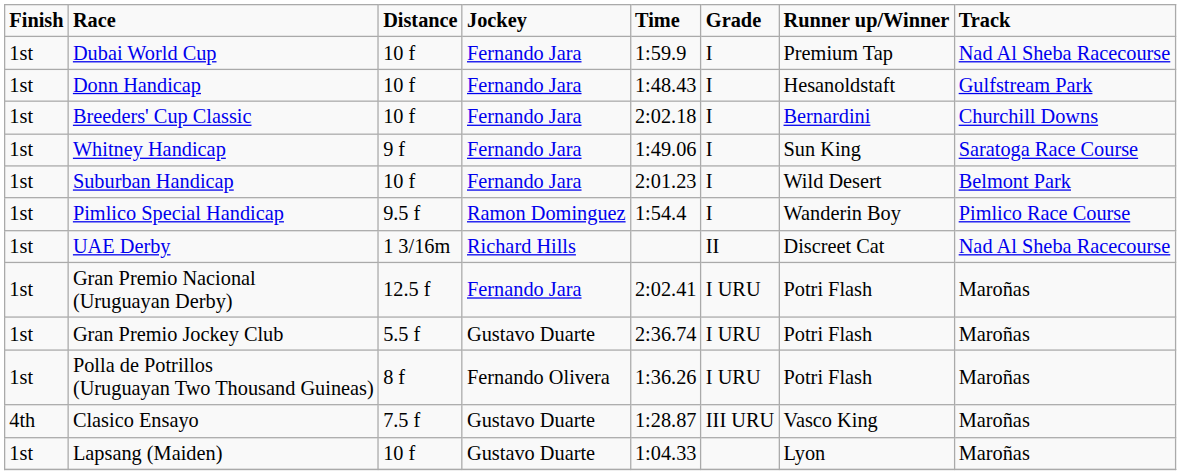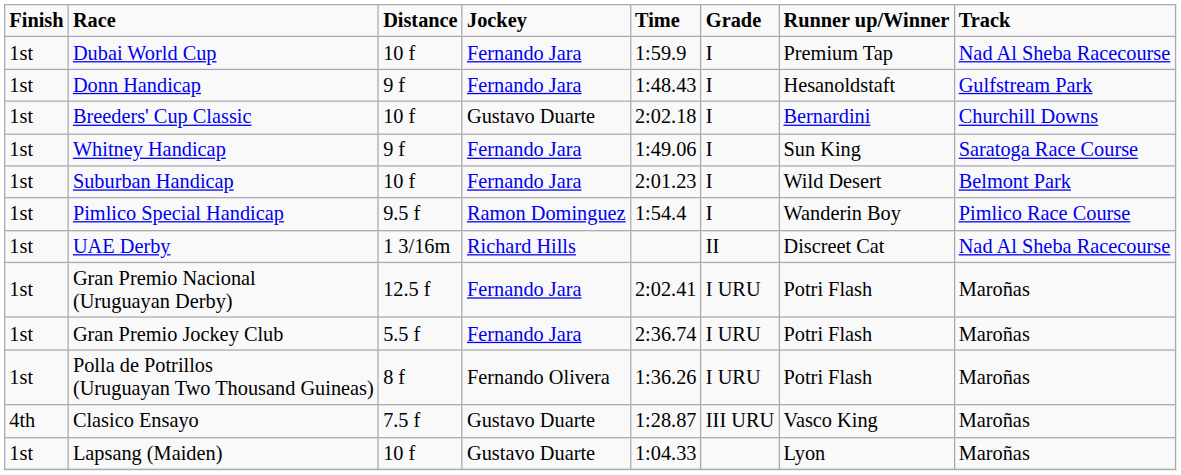(399, 85) 10 f -> (394, 85) 9 f
(524, 117) Fernando Jara -> (531, 117) Gustavo Duarte
(531, 333) Gustavo Duarte -> (524, 333) Fernando Jara
